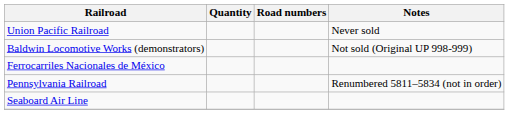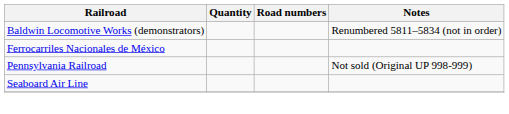- row: (58, 30)
(402, 48) Not sold (Original UP 998-999) -> (416, 30) Renumbered 5811–5834 (not in order)
(416, 83) Renumbered 5811–5834 (not in order) -> (402, 65) Not sold (Original UP 998-999)
